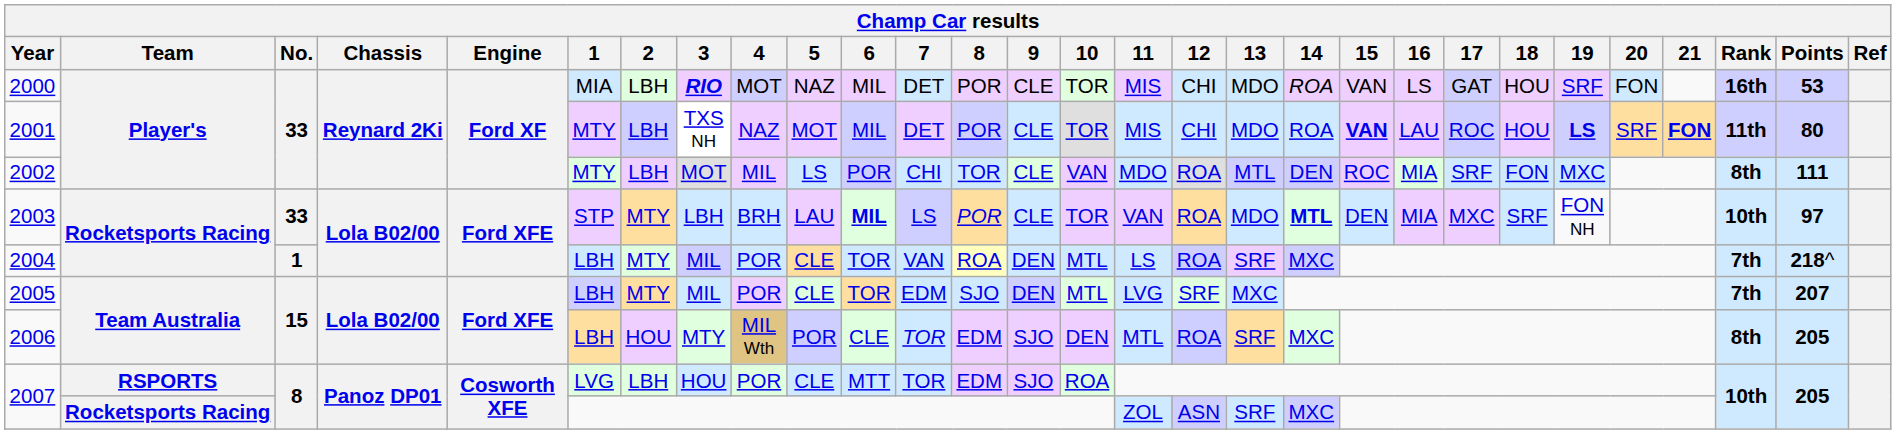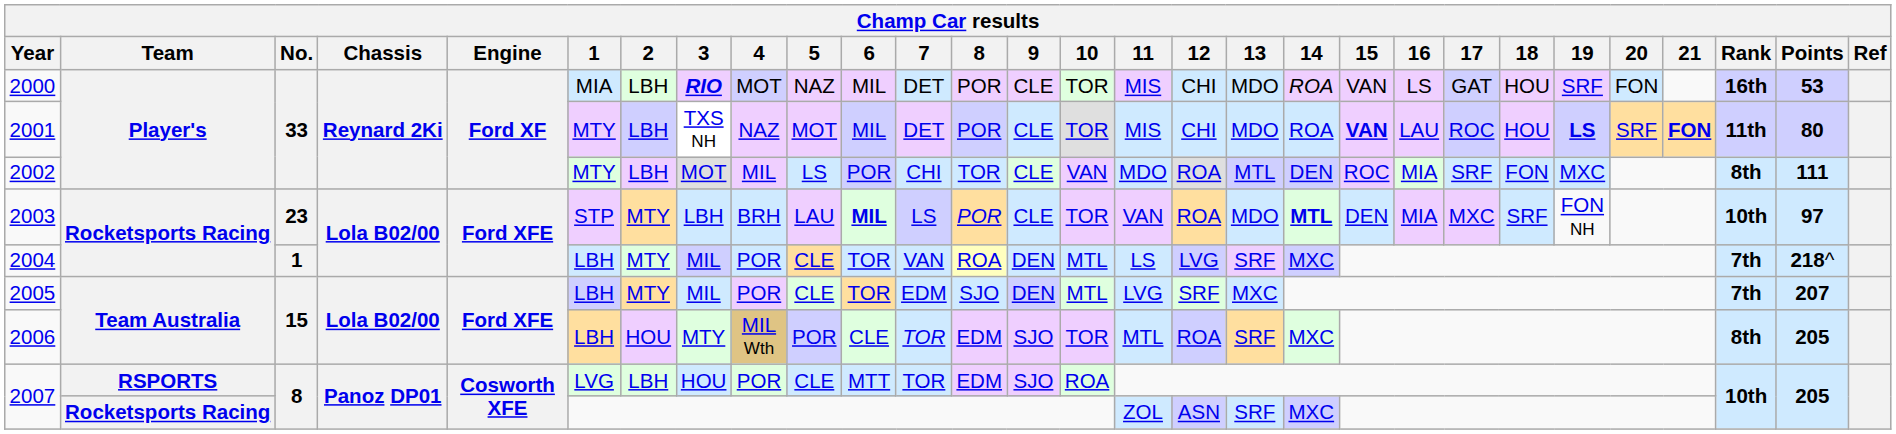(297, 216) 33 -> (297, 216) 23
(1199, 260) ROA -> (1199, 260) LVG
(1087, 336) DEN -> (1087, 336) TOR
